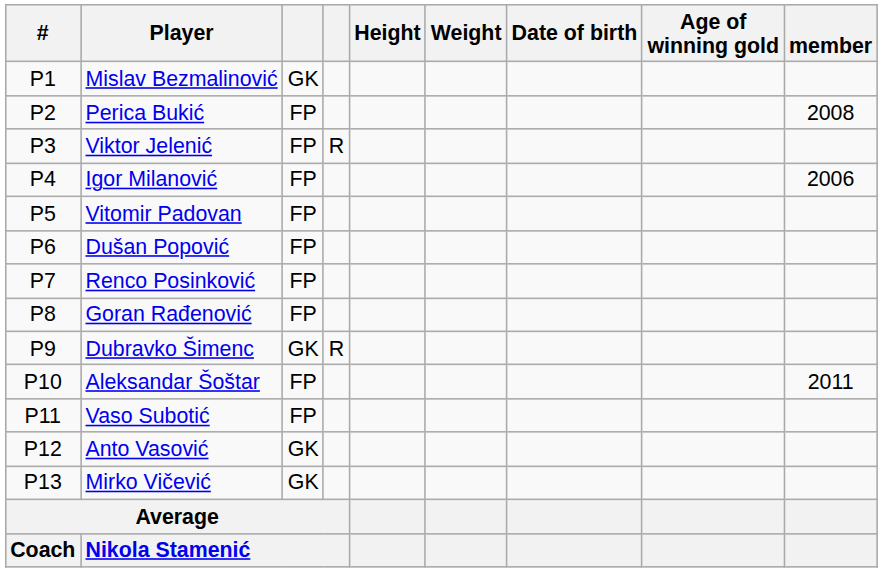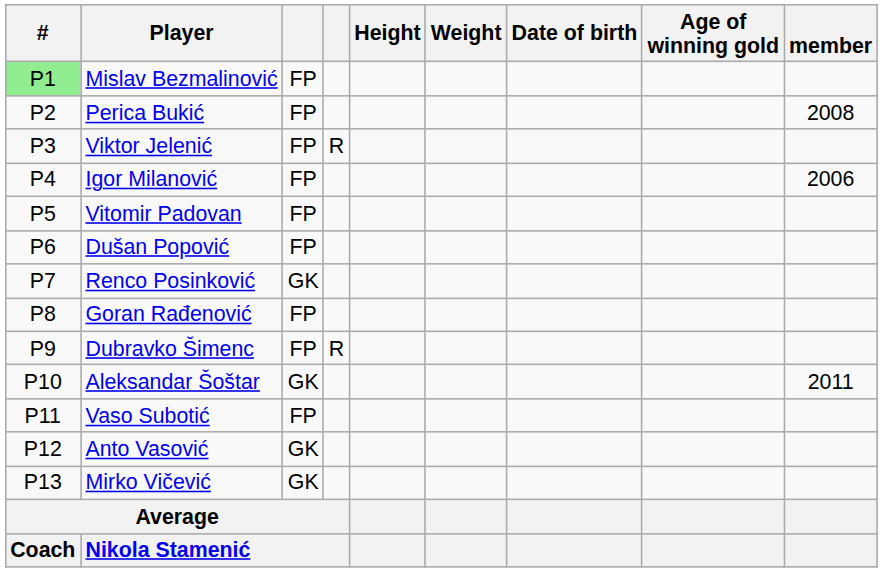(43, 78) no background -> (43, 78) lightgreen background
(303, 78) GK -> (303, 78) FP
(303, 280) FP -> (303, 280) GK
(303, 348) GK -> (303, 348) FP
(303, 381) FP -> (303, 381) GK
